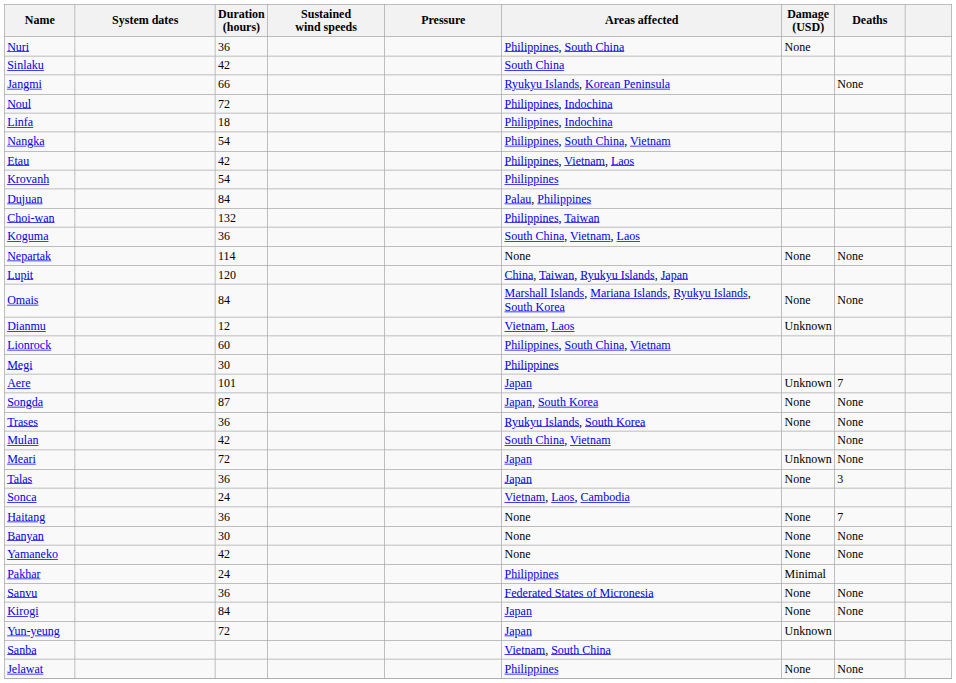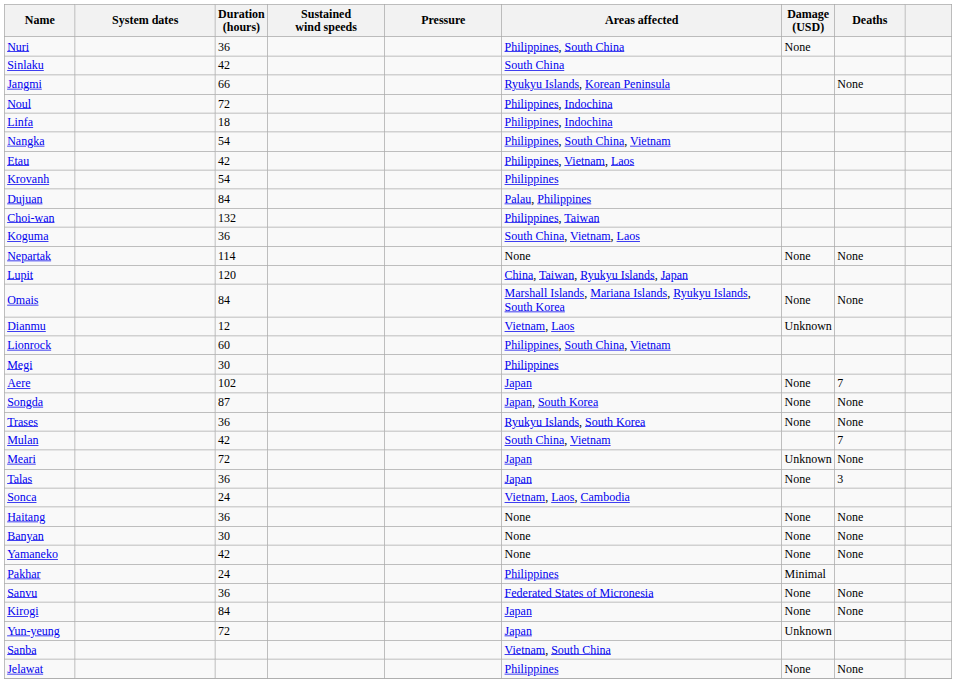(227, 383) 101 -> (227, 383) 102
(808, 383) Unknown -> (797, 383) None
(850, 440) None -> (840, 440) 7
(840, 516) 7 -> (850, 516) None
